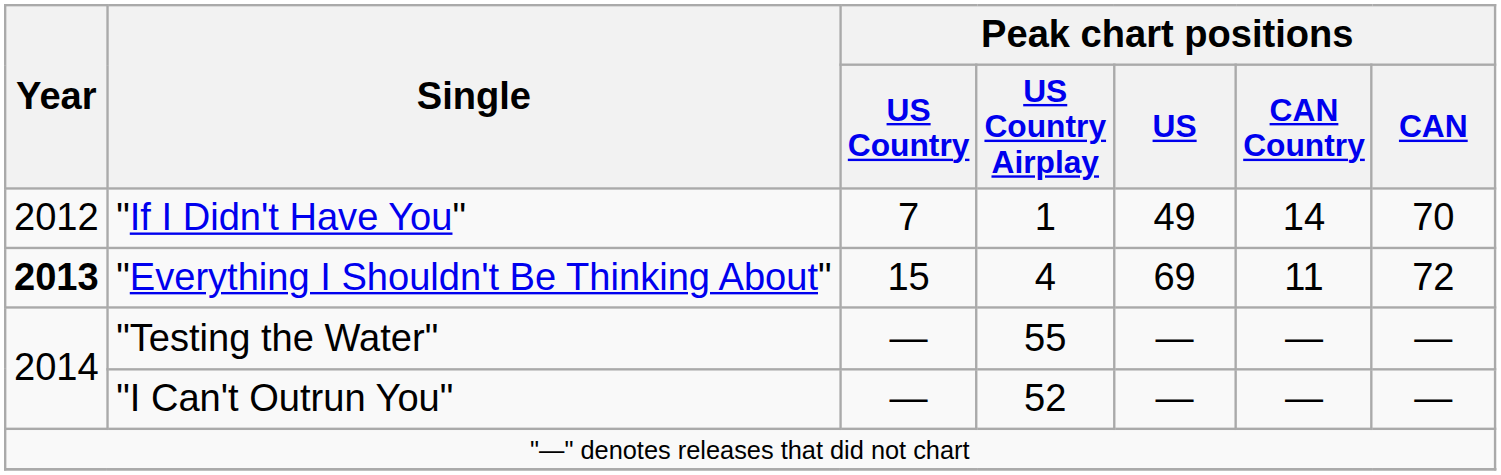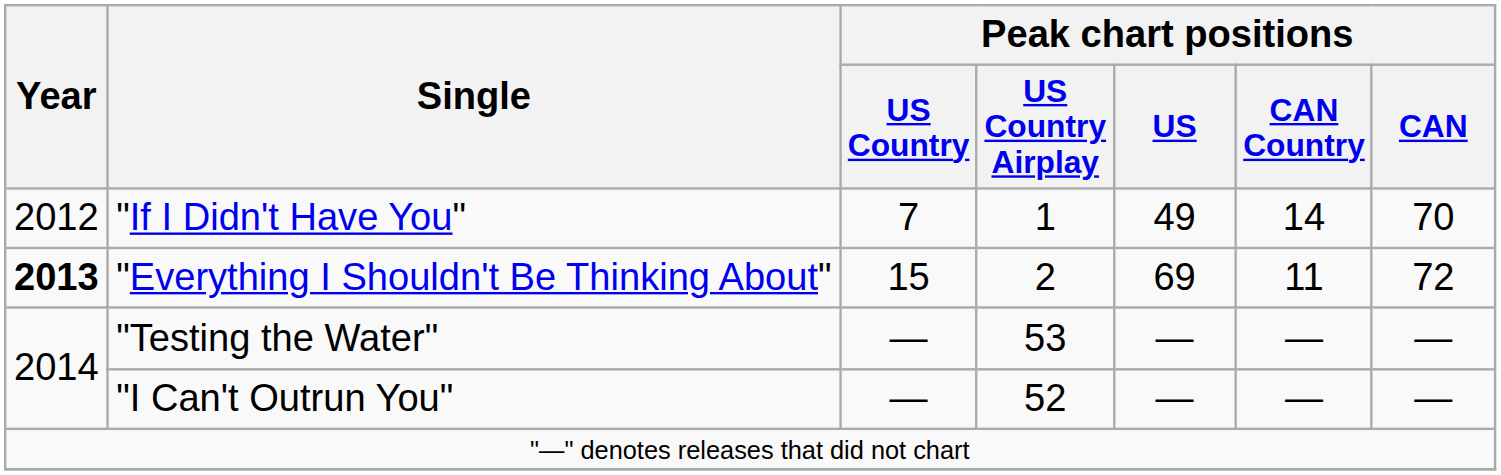(1045, 277) 4 -> (1045, 277) 2
(1045, 337) 55 -> (1045, 337) 53
